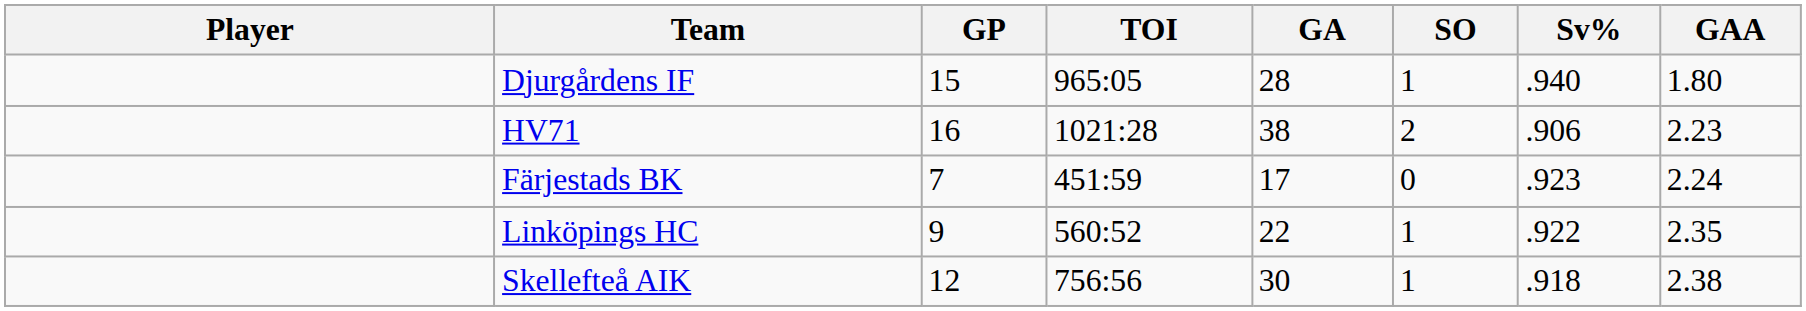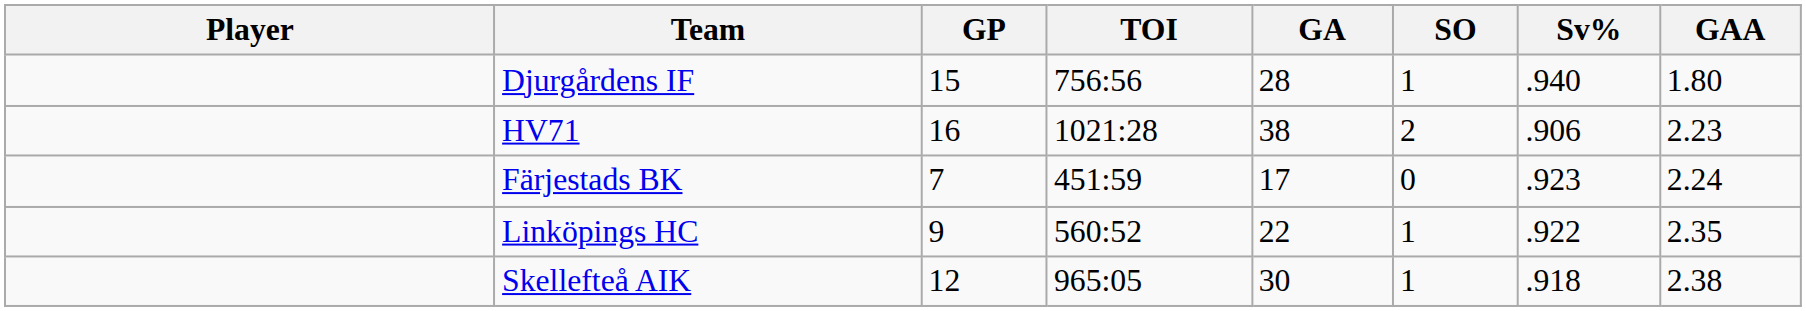(1098, 79) 965:05 -> (1098, 79) 756:56
(1098, 280) 756:56 -> (1098, 280) 965:05
